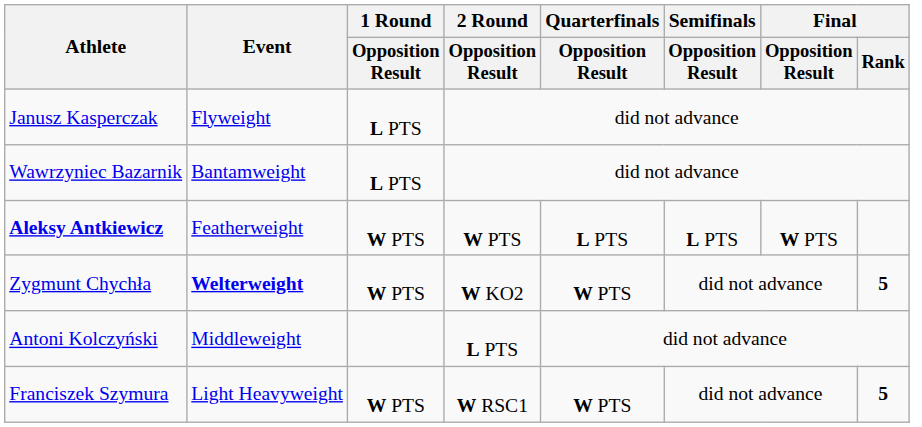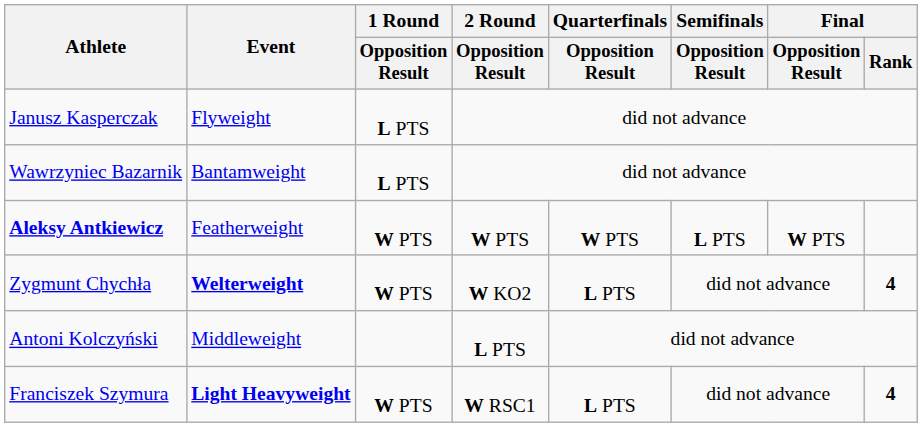(602, 239) L PTS -> (610, 239) W PTS
(602, 295) W PTS -> (610, 295) L PTS
(883, 283) 5 -> (891, 283) 4
(267, 394) normal -> (271, 394) bold
(602, 405) W PTS -> (610, 405) L PTS
(883, 394) 5 -> (891, 394) 4
